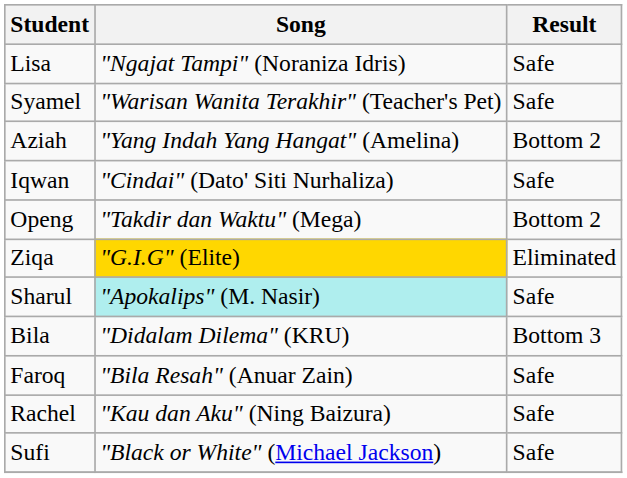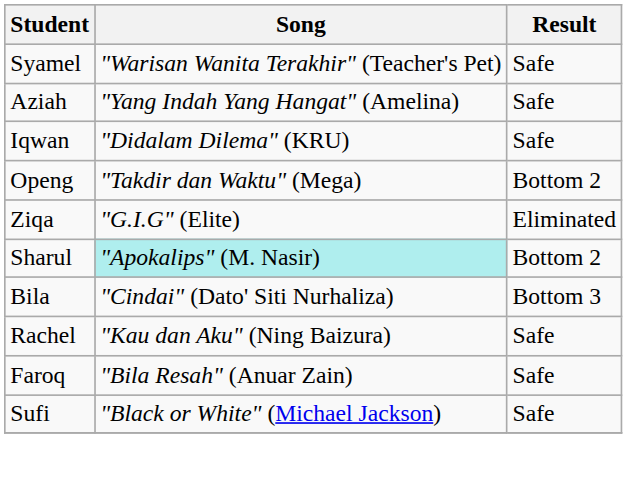- row: (31, 63)
(557, 141) Bottom 2 -> (534, 102) Safe
(247, 180) "Cindai" (Dato' Siti Nurhaliza) -> (225, 141) "Didalam Dilema" (KRU)
(170, 258) gold background -> (170, 219) no background
(534, 297) Safe -> (557, 258) Bottom 2
(225, 335) "Didalam Dilema" (KRU) -> (247, 297) "Cindai" (Dato' Siti Nurhaliza)
rows swapped: (38, 374) <-> (43, 413)
